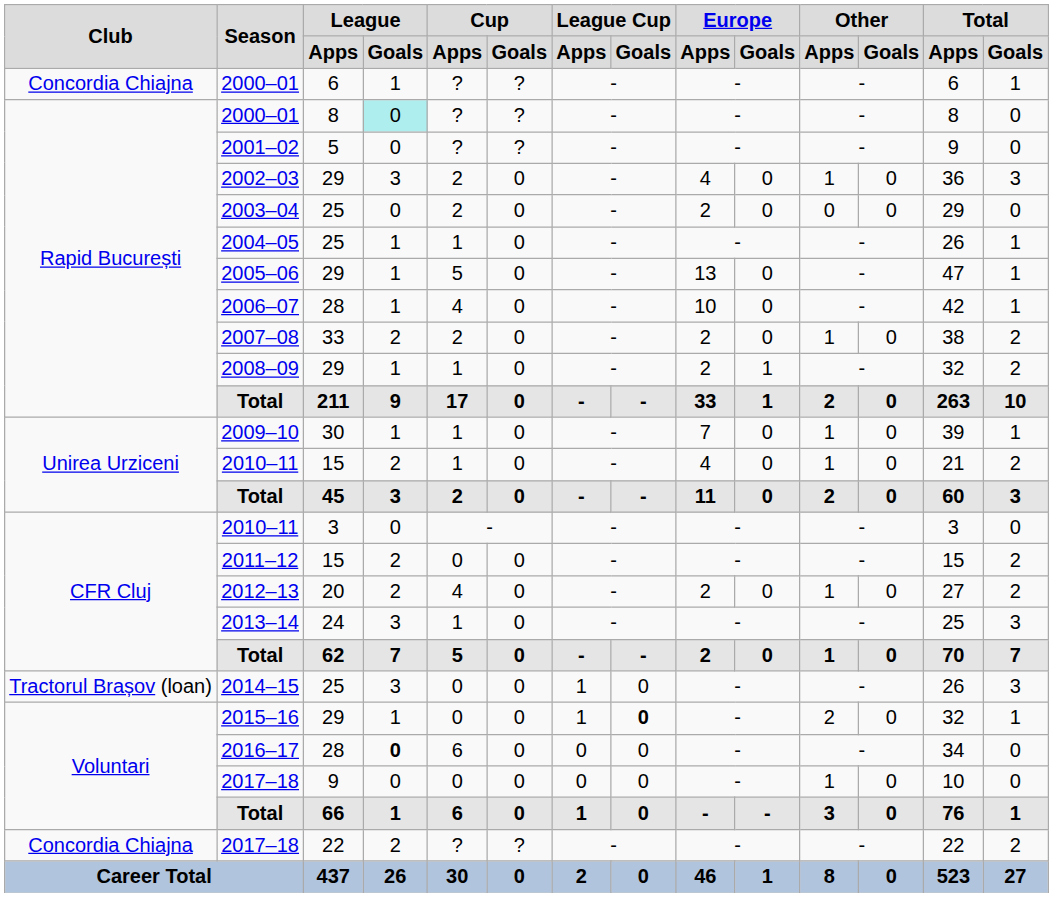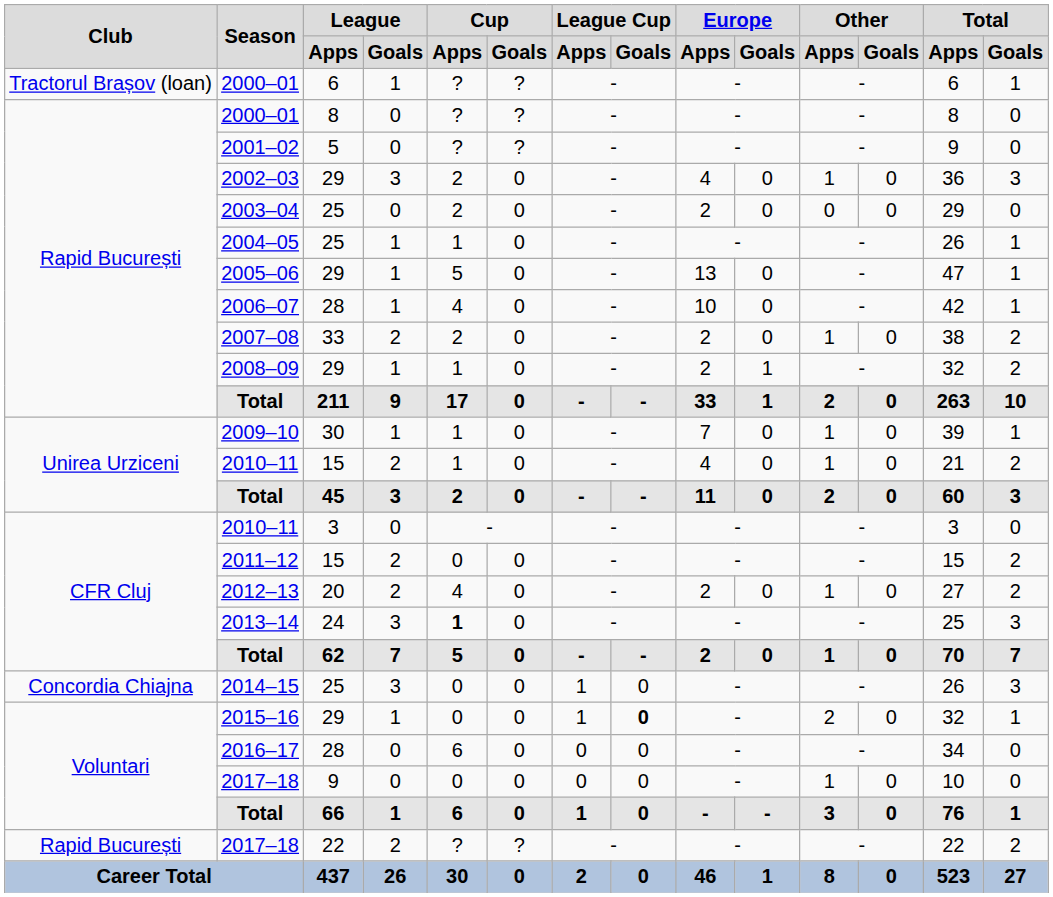(111, 83) Concordia Chiajna -> (111, 83) Tractorul Brașov (loan)
(395, 115) paleturquoise background -> (395, 115) no background
(457, 623) normal -> (457, 623) bold
(111, 686) Tractorul Brașov (loan) -> (111, 686) Concordia Chiajna
(395, 749) bold -> (395, 749) normal
(111, 845) Concordia Chiajna -> (111, 845) Rapid București
